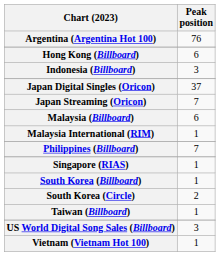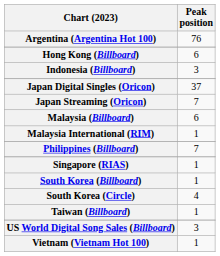(196, 196) 2 -> (196, 196) 4
